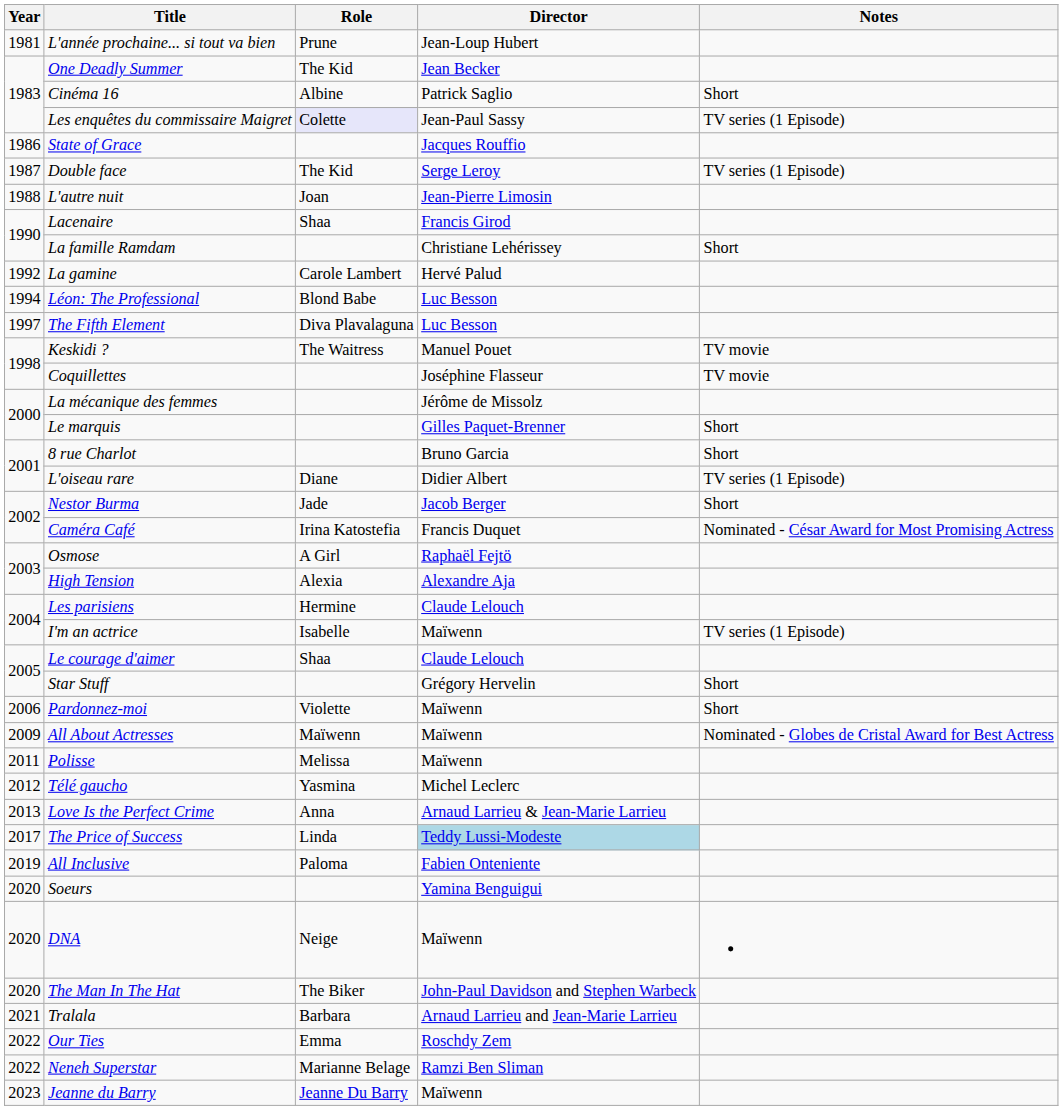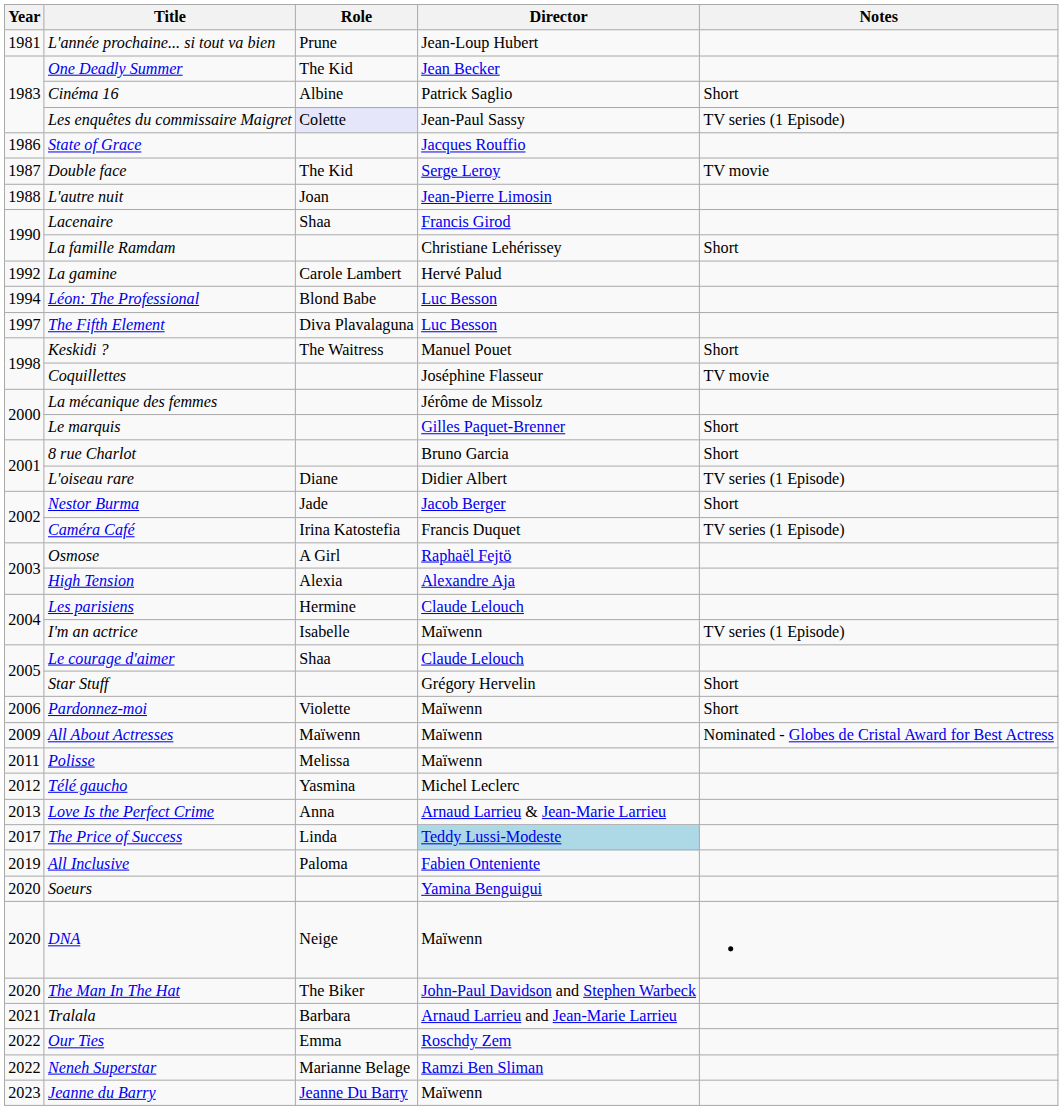(774, 171) TV series (1 Episode) -> (736, 171) TV movie
(736, 350) TV movie -> (721, 350) Short
(878, 529) Nominated - César Award for Most Promising Actress -> (774, 529) TV series (1 Episode)
